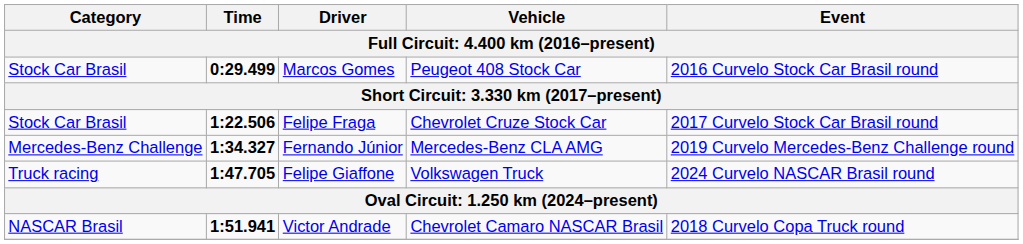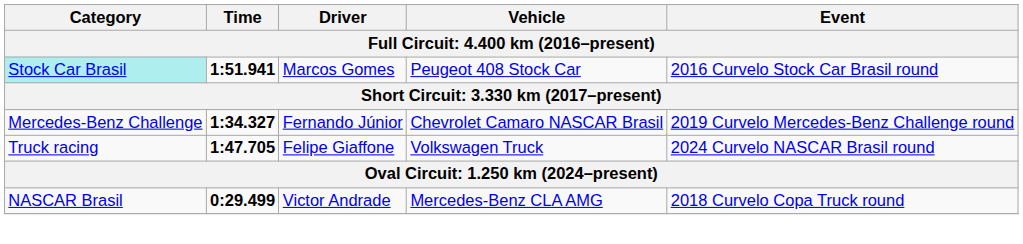(67, 69) no background -> (67, 69) paleturquoise background
(243, 69) 0:29.499 -> (243, 69) 1:51.941
- row: (329, 122)
(507, 148) Mercedes-Benz CLA AMG -> (537, 122) Chevrolet Camaro NASCAR Brasil
(243, 226) 1:51.941 -> (243, 200) 0:29.499
(537, 226) Chevrolet Camaro NASCAR Brasil -> (507, 200) Mercedes-Benz CLA AMG
